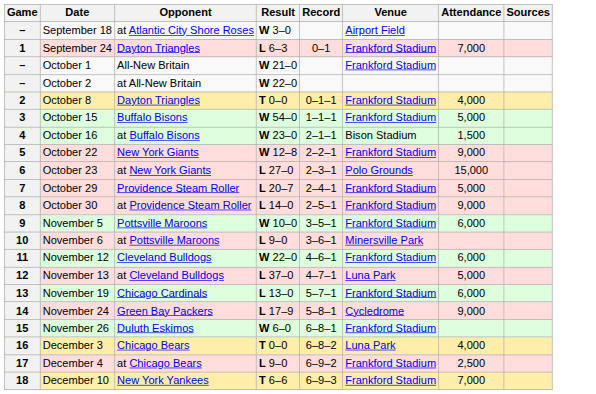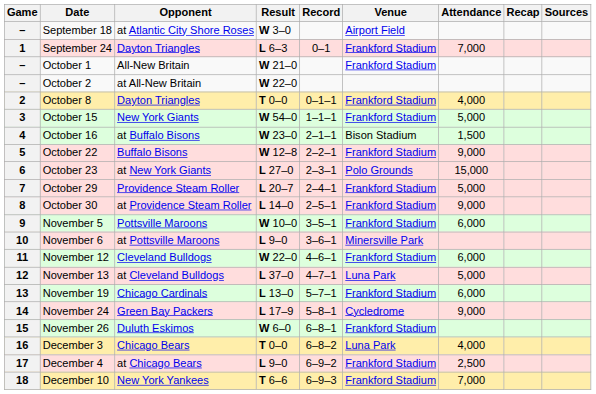+ column: (523, 13)
(152, 118) Buffalo Bisons -> (158, 118) New York Giants
(158, 153) New York Giants -> (152, 153) Buffalo Bisons
